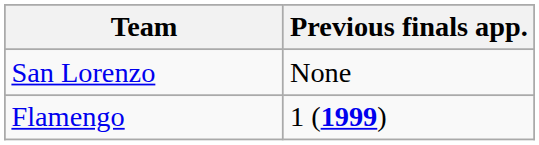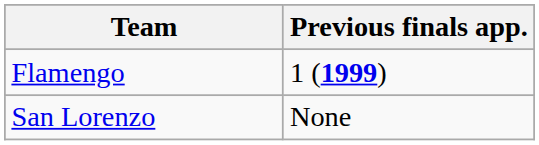rows swapped: (83, 71) <-> (68, 116)
